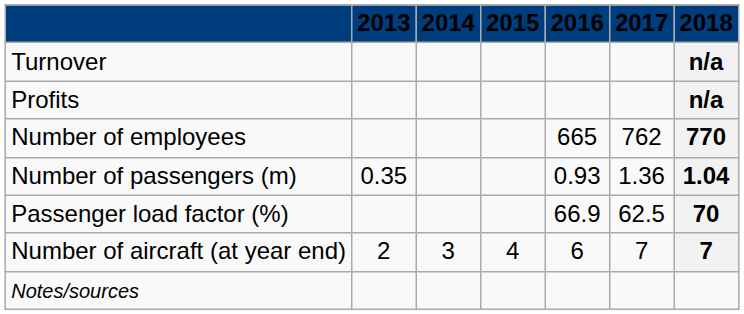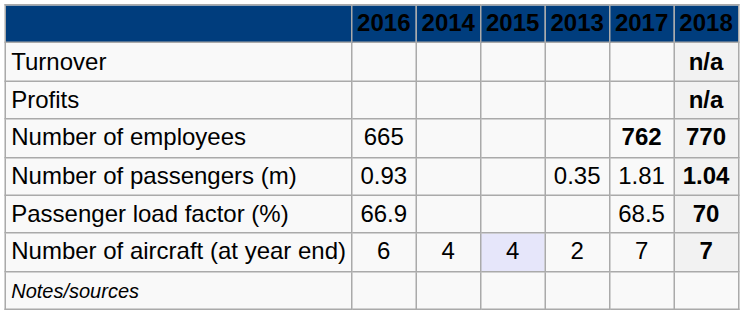columns swapped: (384, 23) <-> (577, 23)
(642, 137) normal -> (642, 137) bold
(642, 175) 1.36 -> (642, 175) 1.81
(642, 213) 62.5 -> (642, 213) 68.5
(448, 251) 3 -> (448, 251) 4
(513, 251) no background -> (513, 251) lavender background
